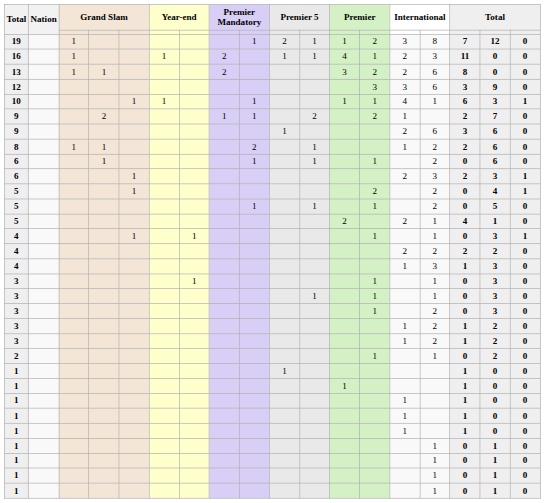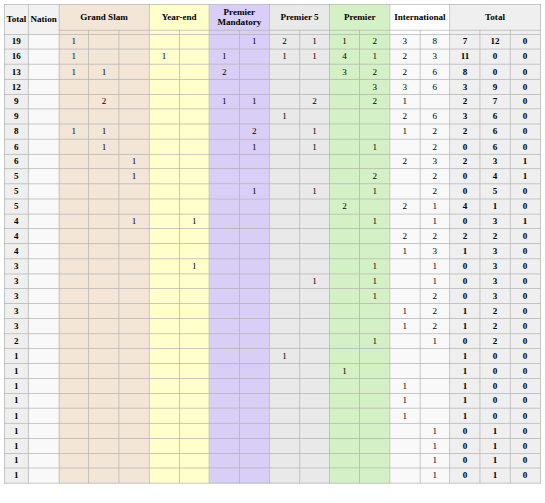(224, 57) 2 -> (224, 57) 1
- row: (16, 102)
